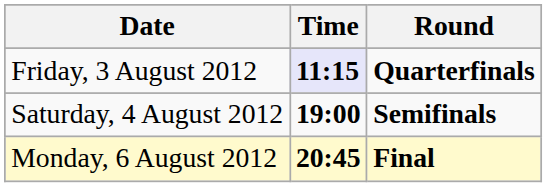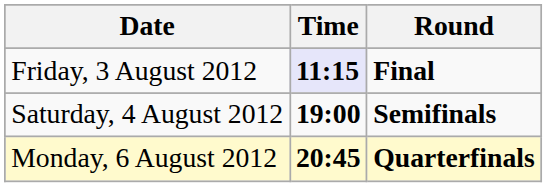(454, 70) Quarterfinals -> (404, 70) Final
(404, 158) Final -> (454, 158) Quarterfinals
